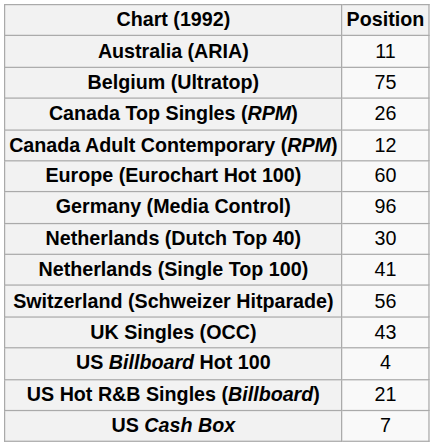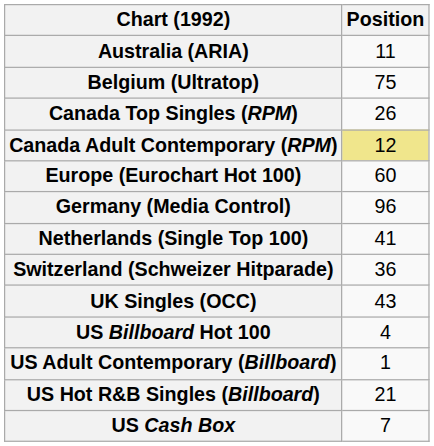(385, 144) no background -> (385, 144) khaki background
- row: (173, 238)
(385, 301) 56 -> (385, 269) 36
+ row: (173, 363)
